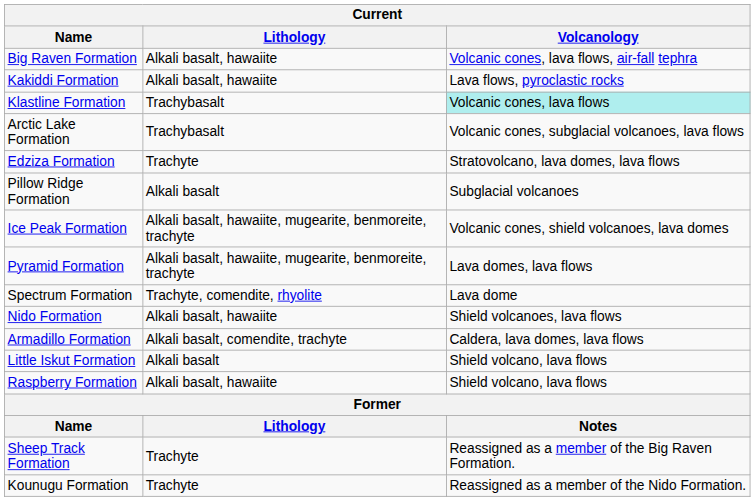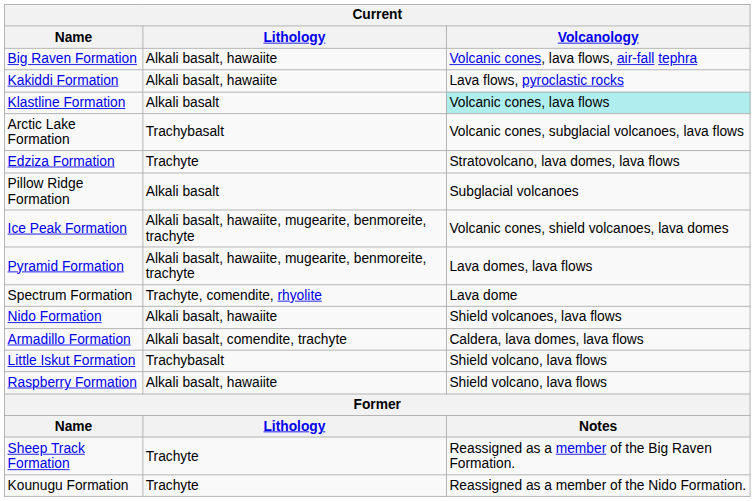(185, 102) Trachybasalt -> (182, 102) Alkali basalt
(182, 361) Alkali basalt -> (185, 361) Trachybasalt
